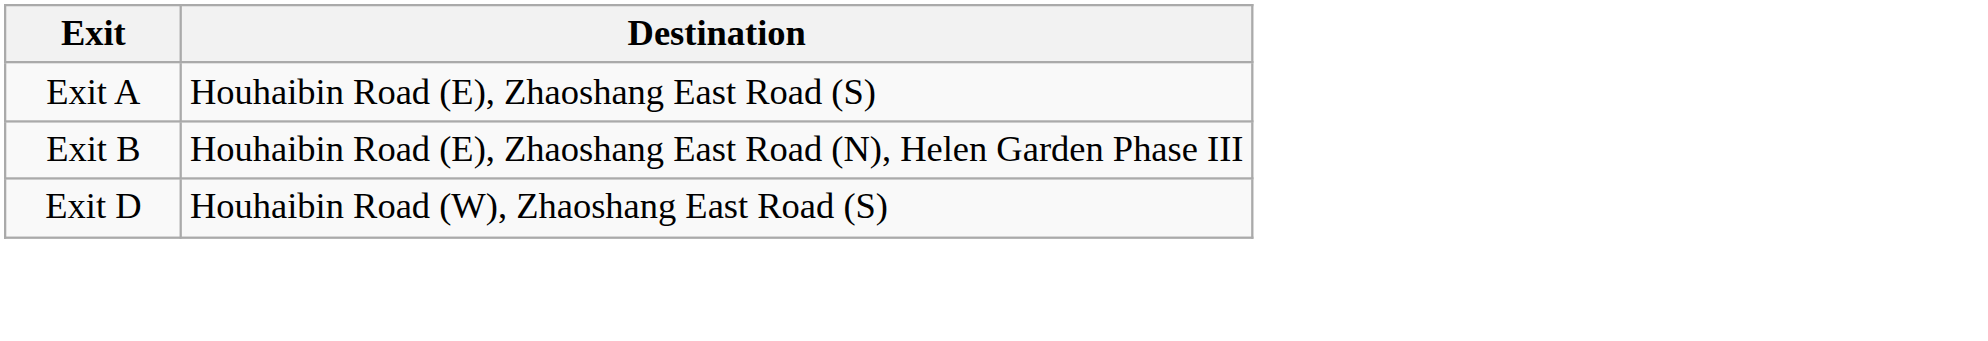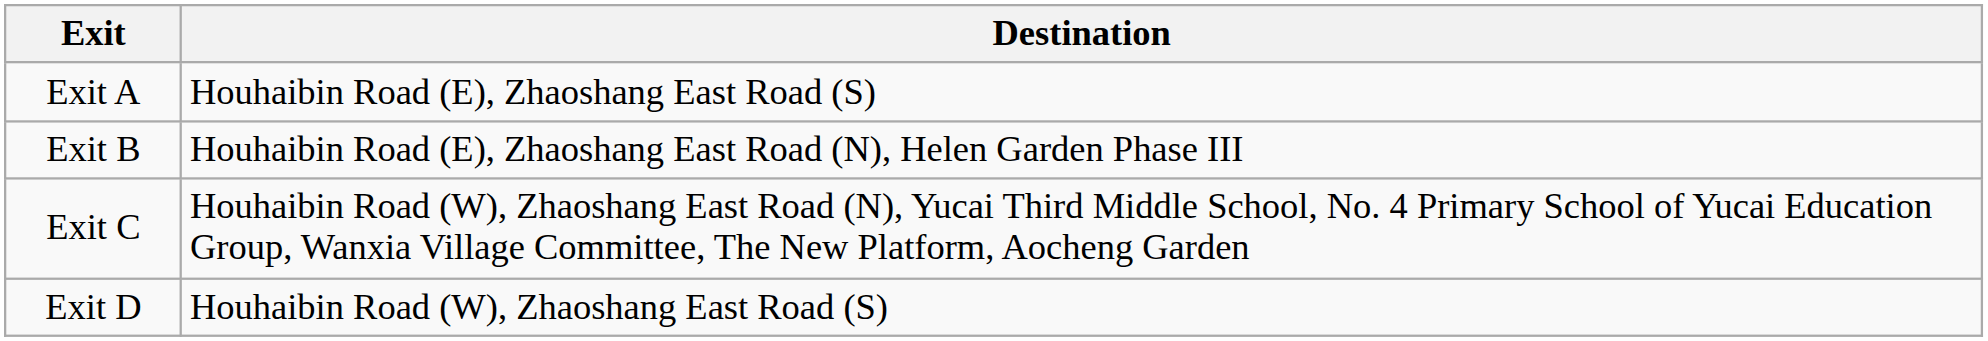+ row: (93, 227)
